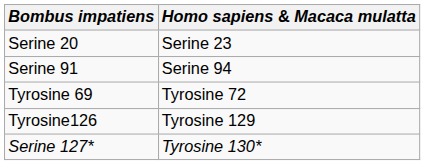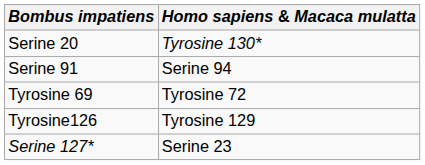(197, 43) Serine 23 -> (212, 43) Tyrosine 130*
(212, 146) Tyrosine 130* -> (197, 146) Serine 23
